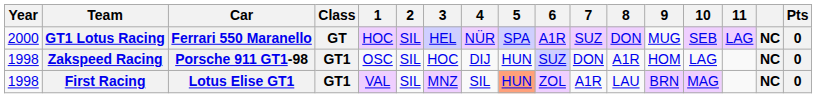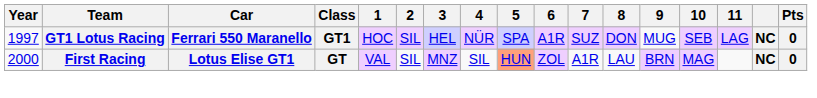(23, 38) 2000 -> (23, 38) 1997
(337, 38) GT -> (337, 38) GT1
- row: (105, 60)
(23, 82) 1998 -> (23, 60) 2000
(337, 82) GT1 -> (337, 60) GT
